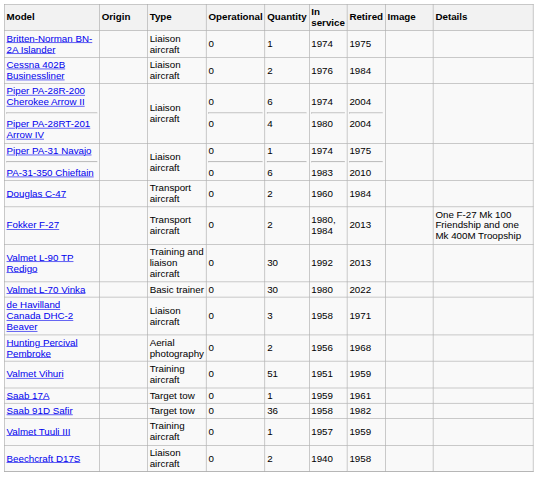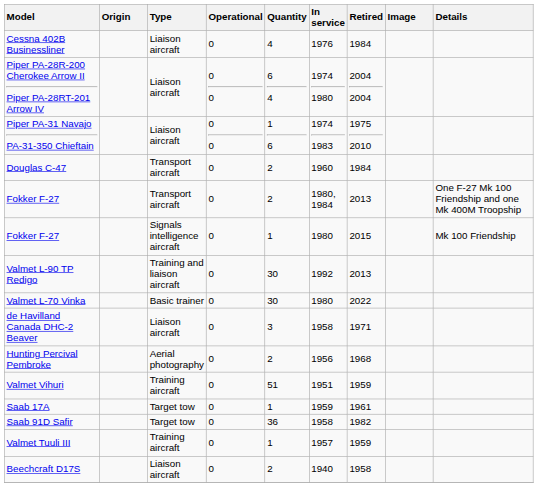- row: (49, 44)
(270, 70) 2 -> (270, 44) 4
+ row: (33, 236)
